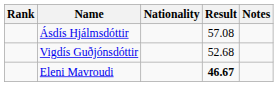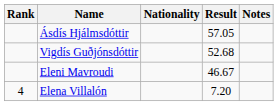(221, 33) 57.08 -> (221, 33) 57.05
(221, 72) bold -> (221, 72) normal
+ row: (73, 91)
